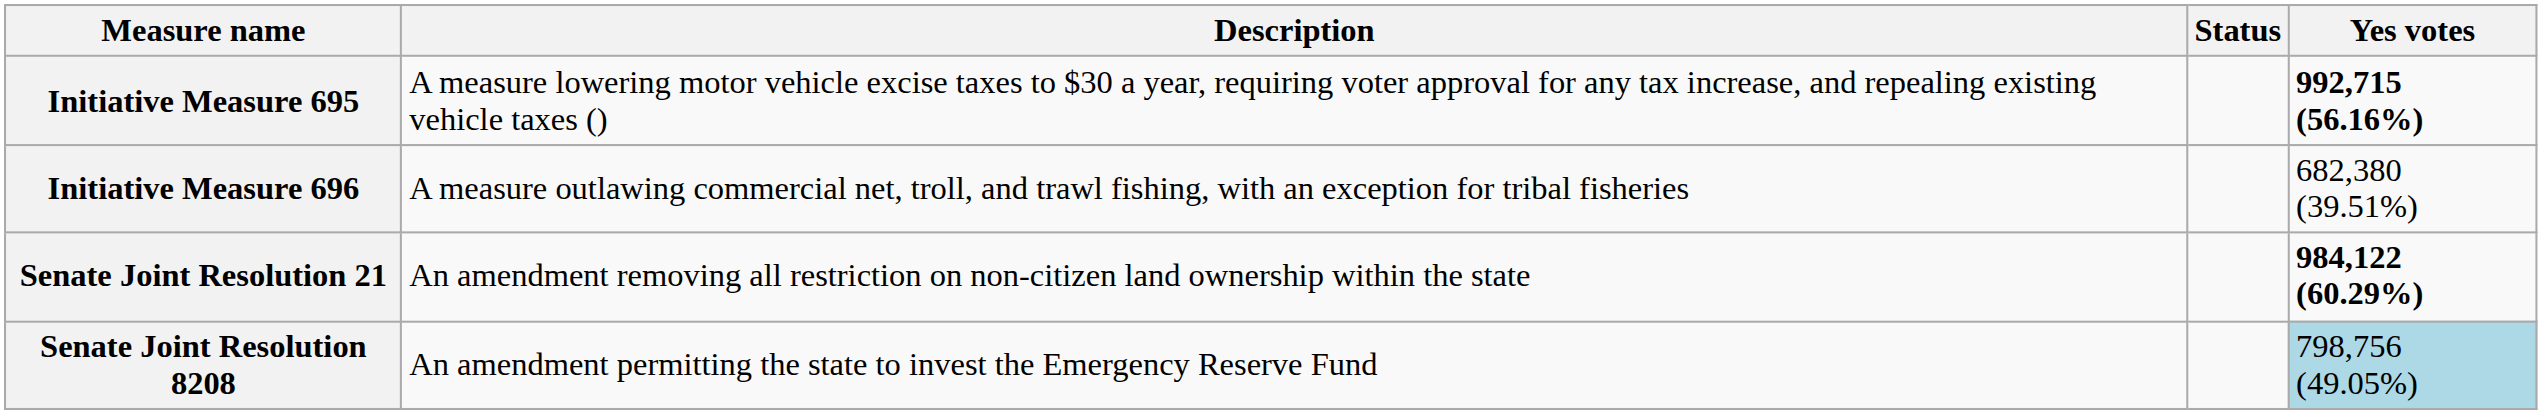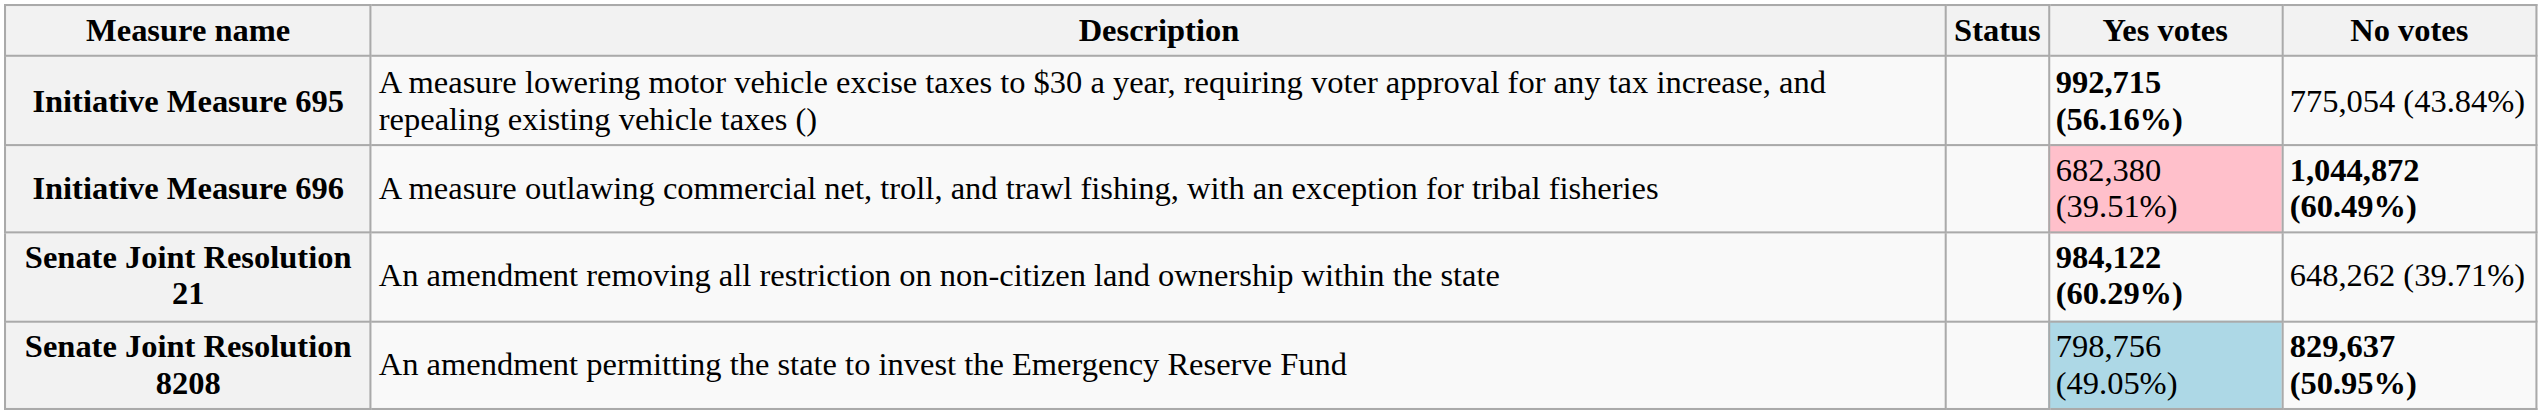+ column: (2409, 30)
(2357, 188) no background -> (2117, 188) pink background
